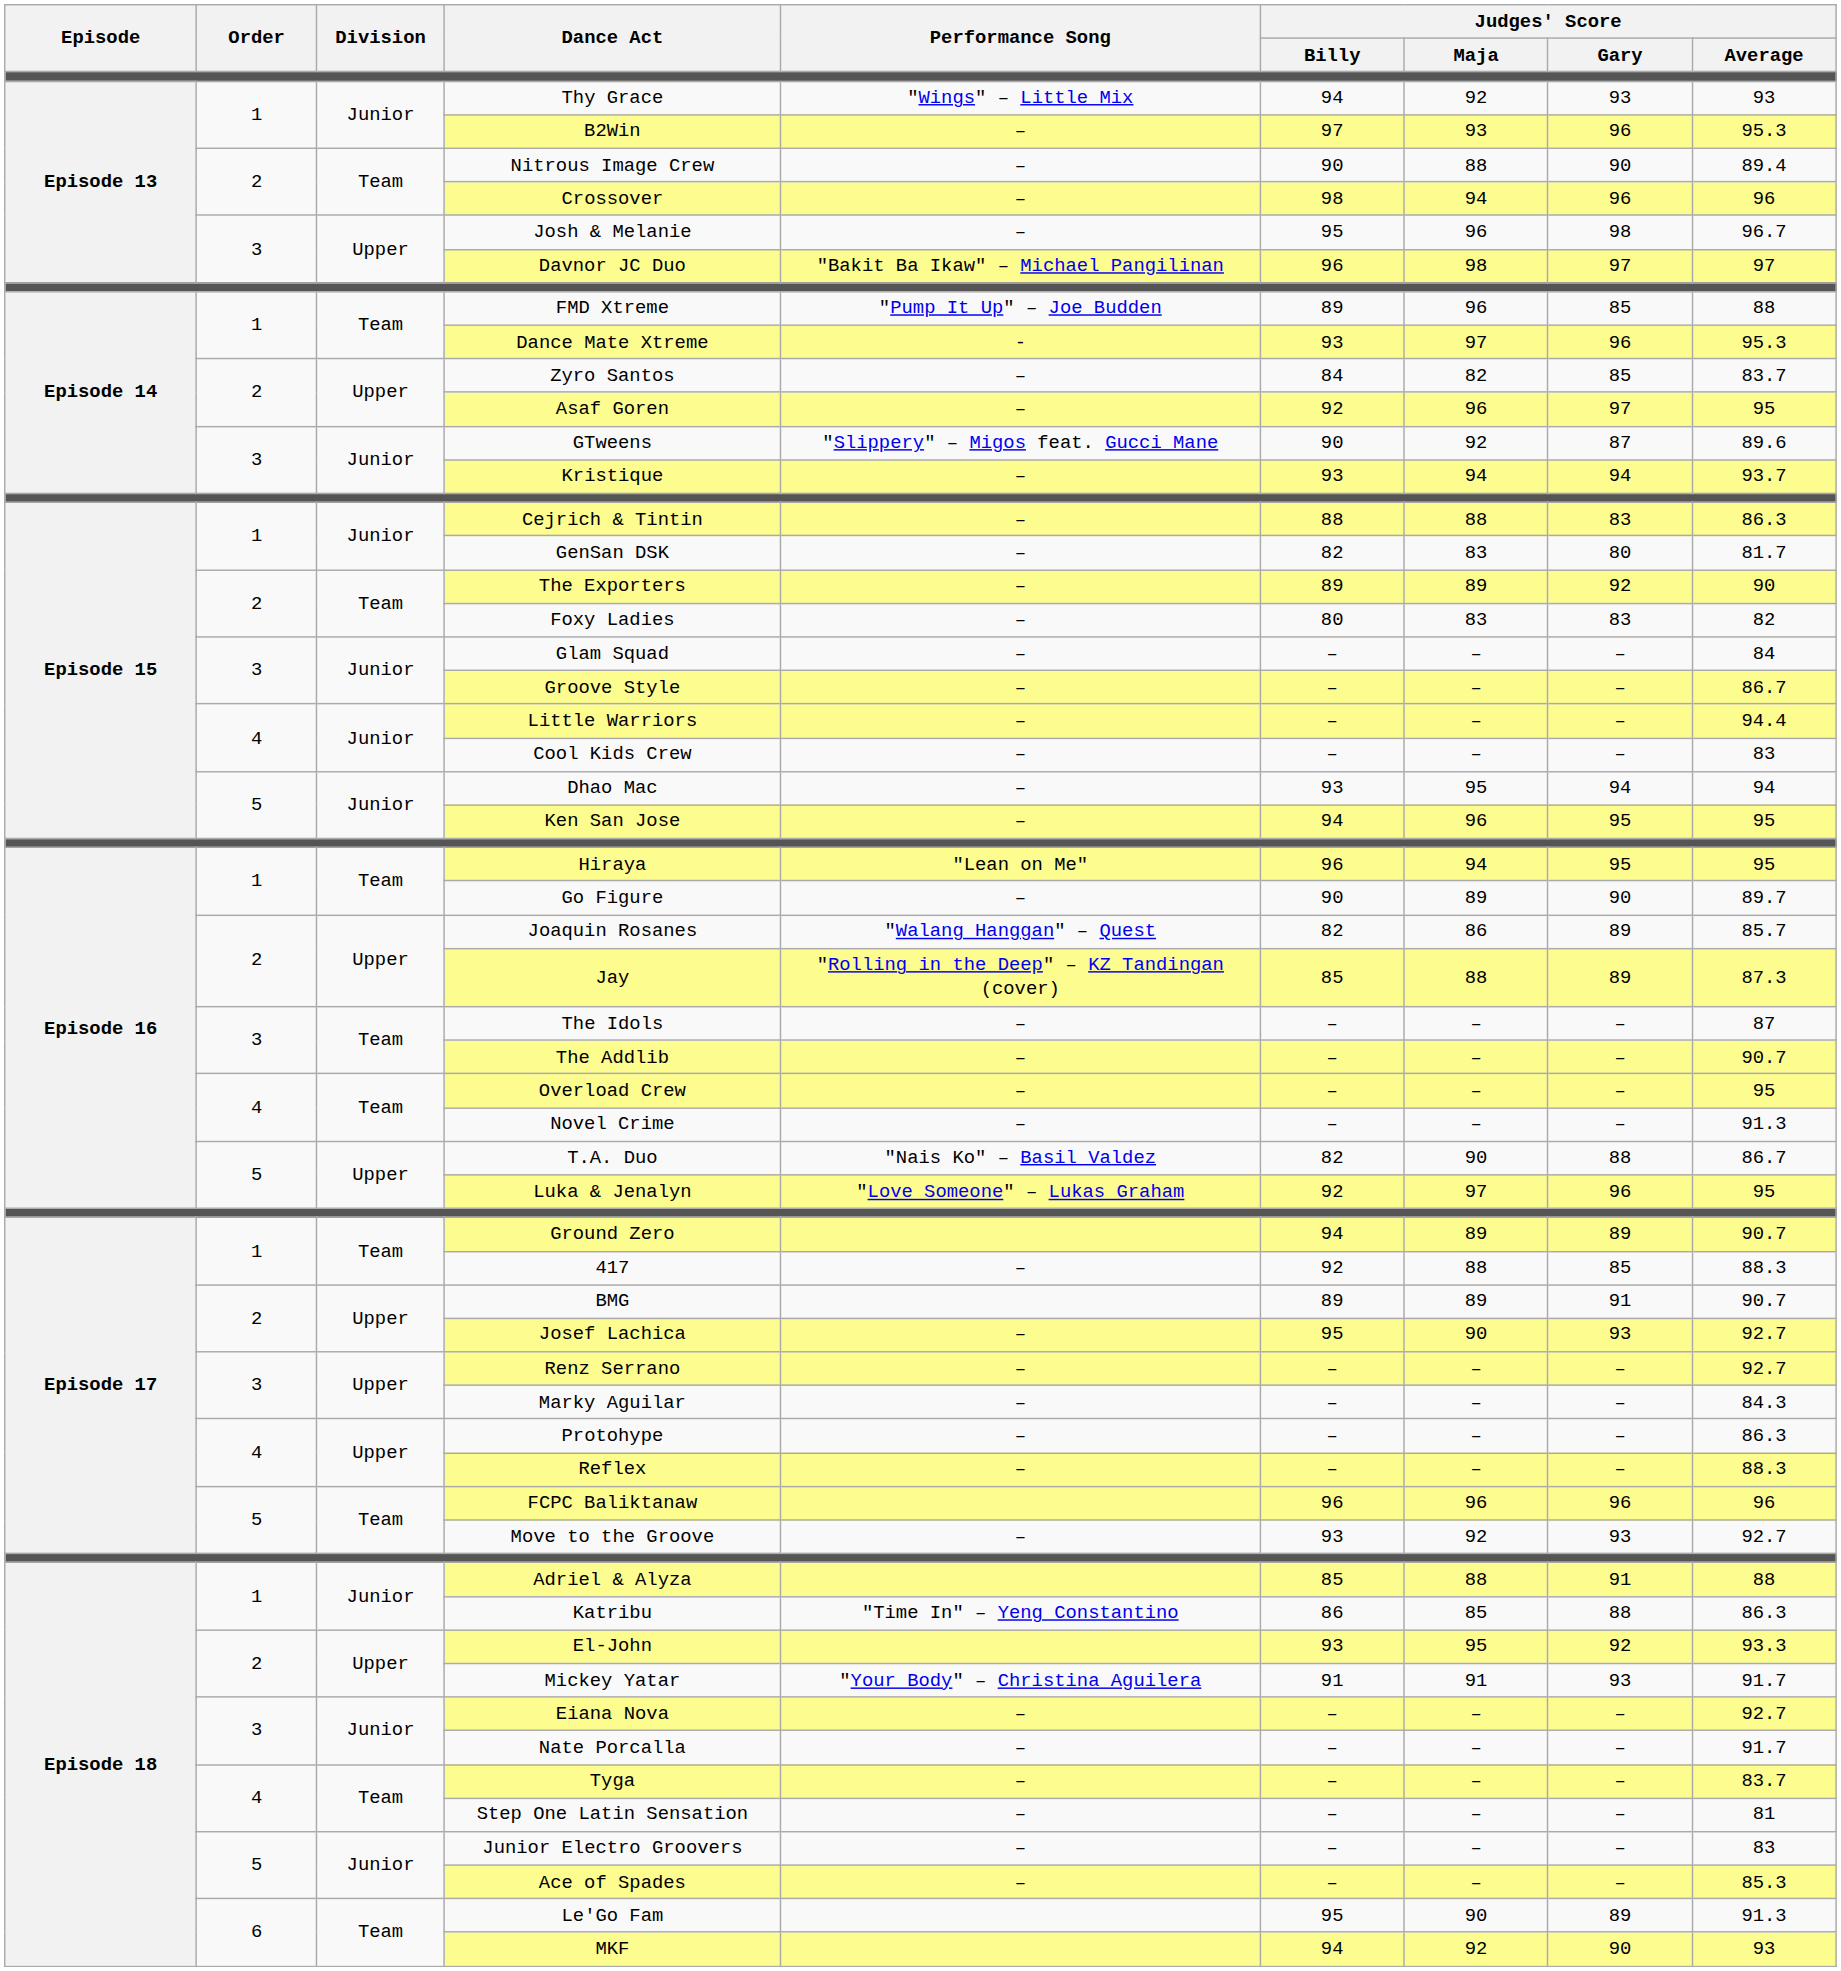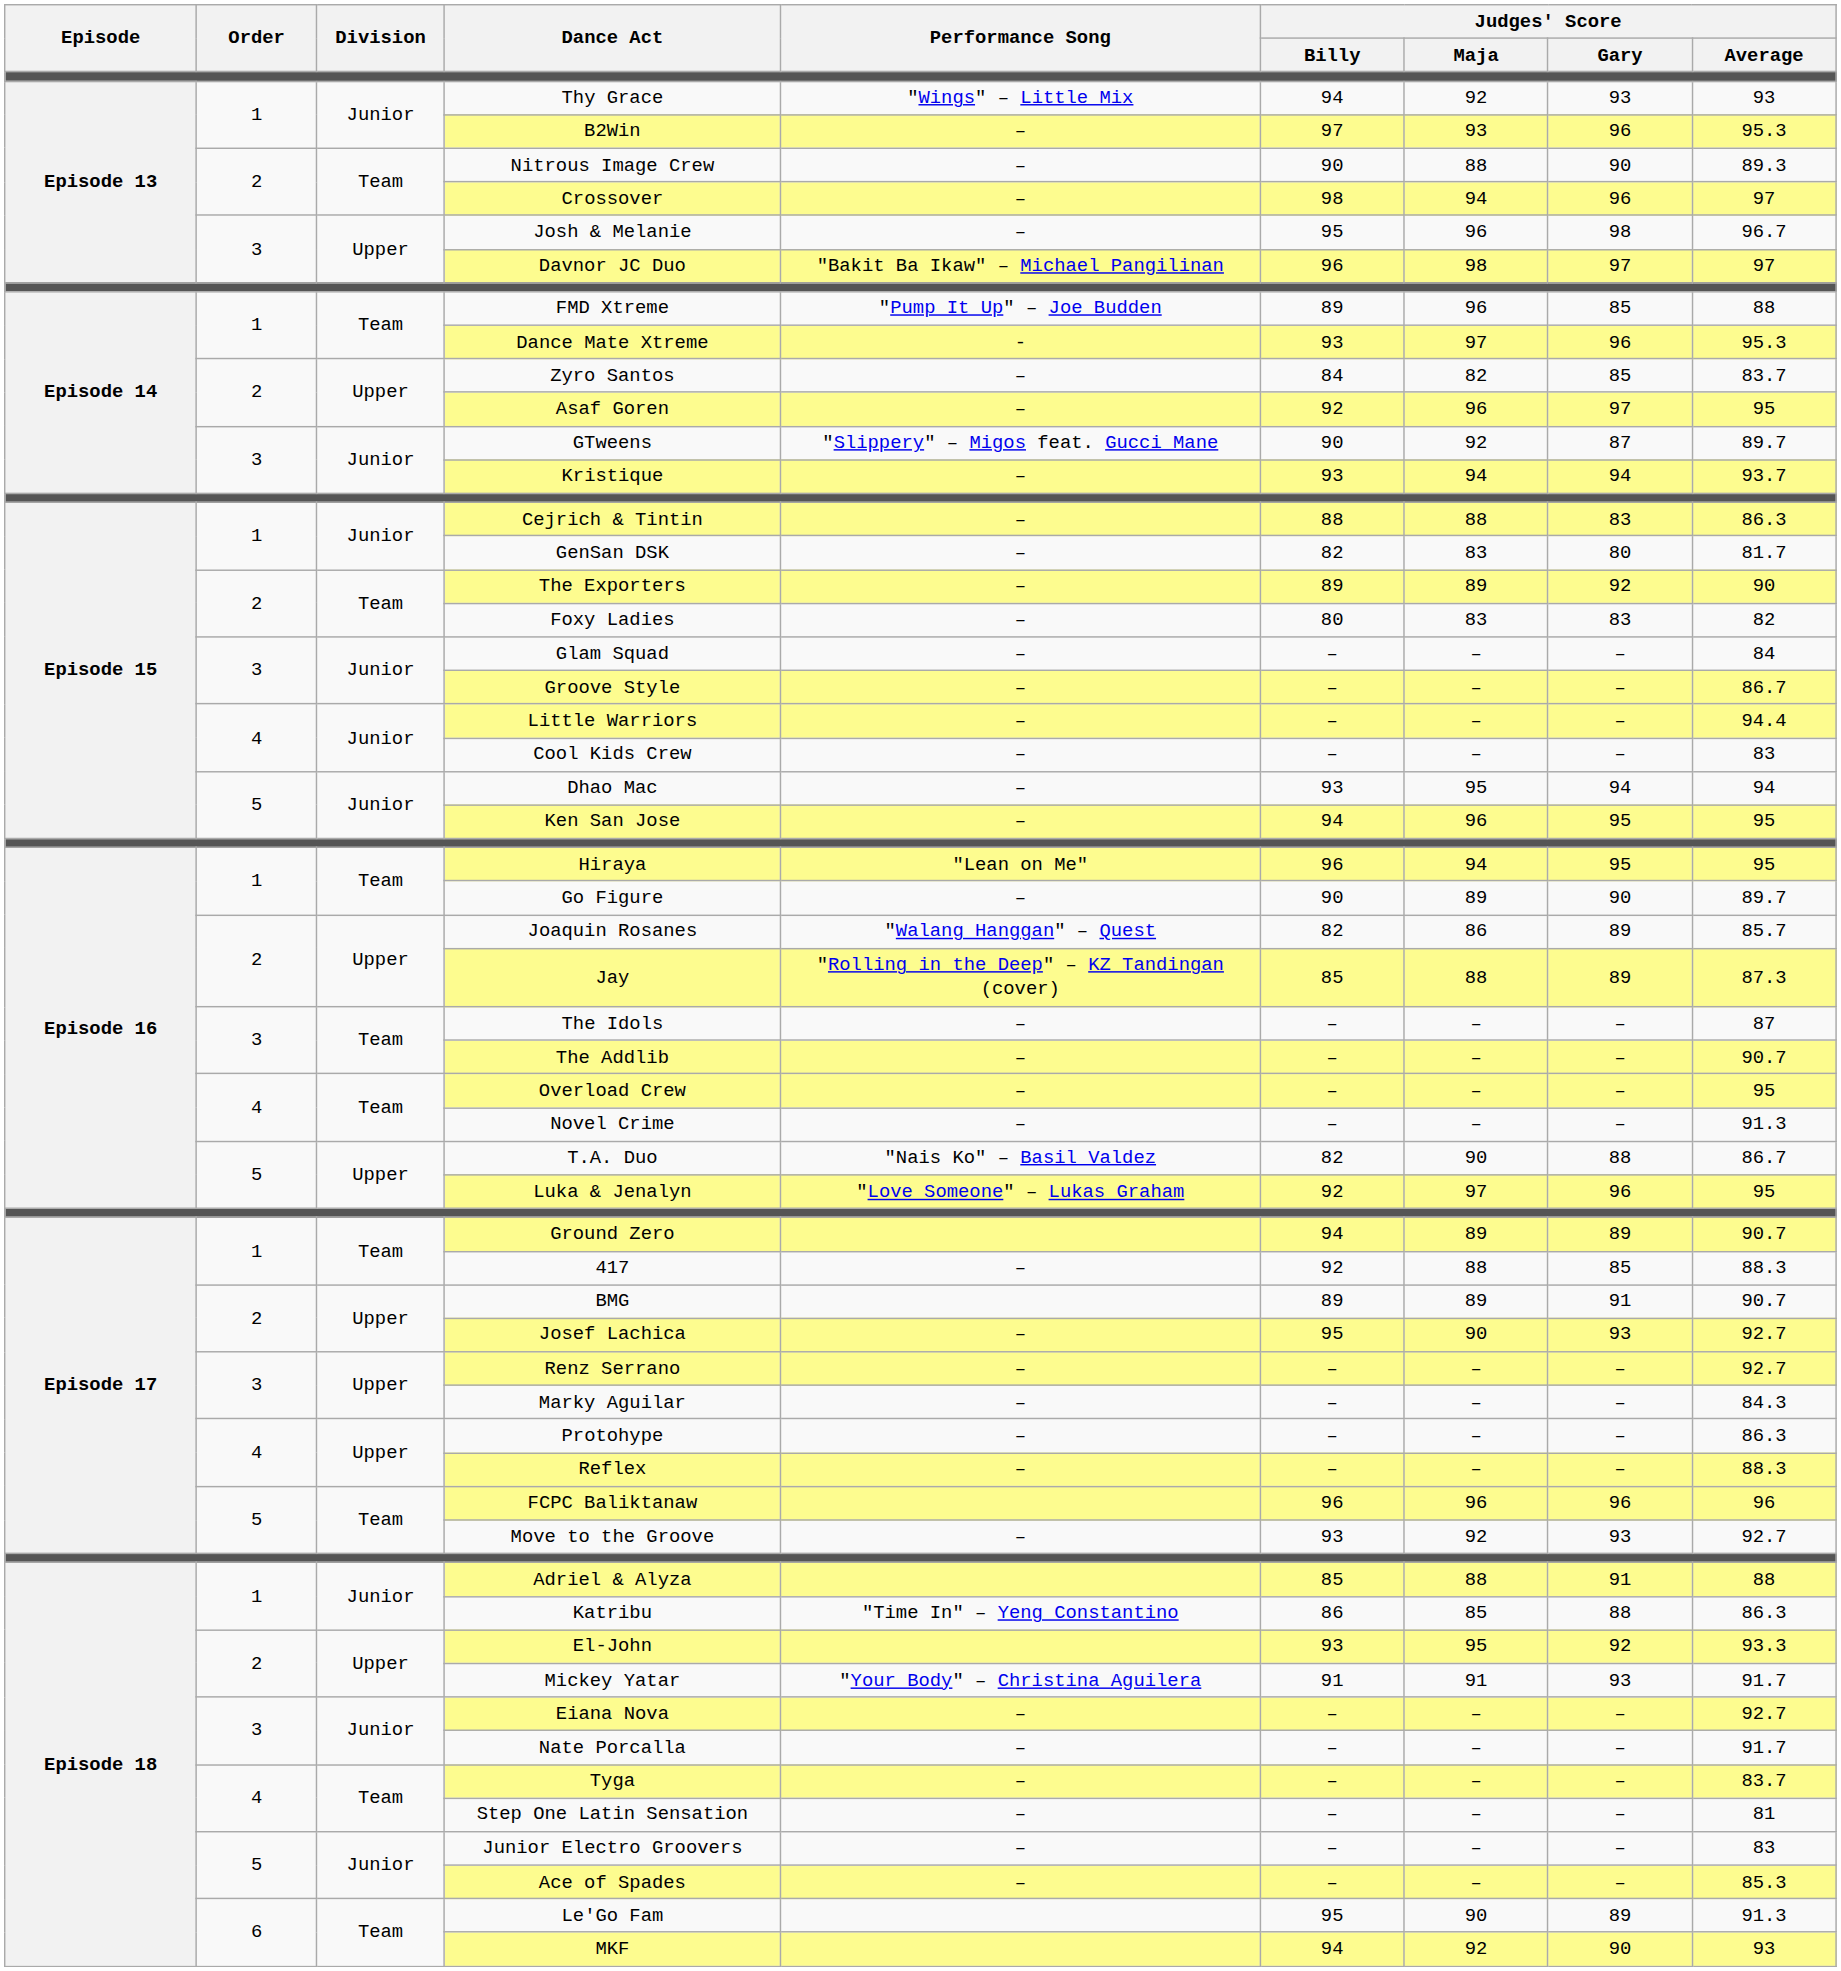(1764, 165) 89.4 -> (1764, 165) 89.3
(1764, 199) 96 -> (1764, 199) 97
(1764, 443) 89.6 -> (1764, 443) 89.7
